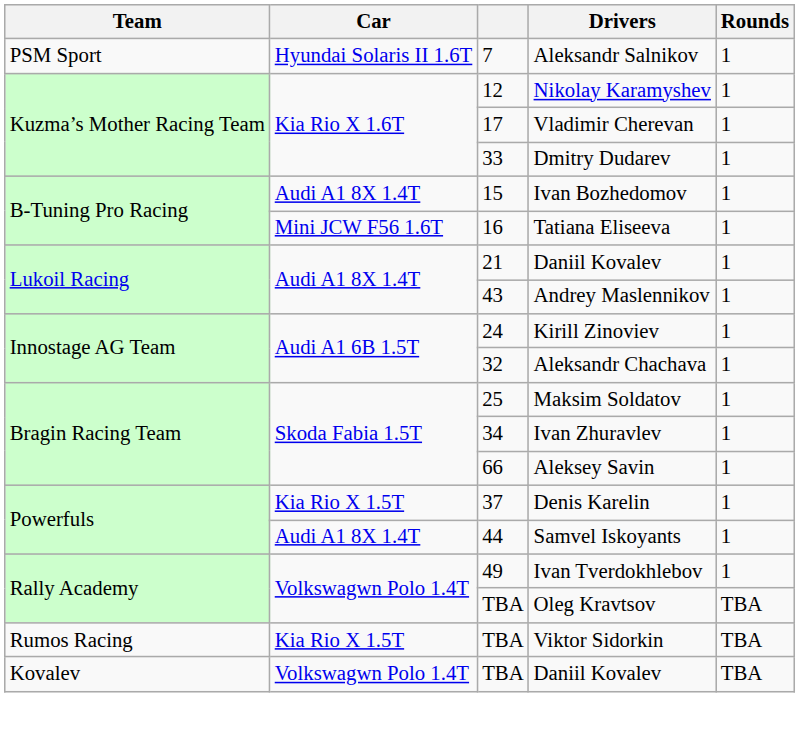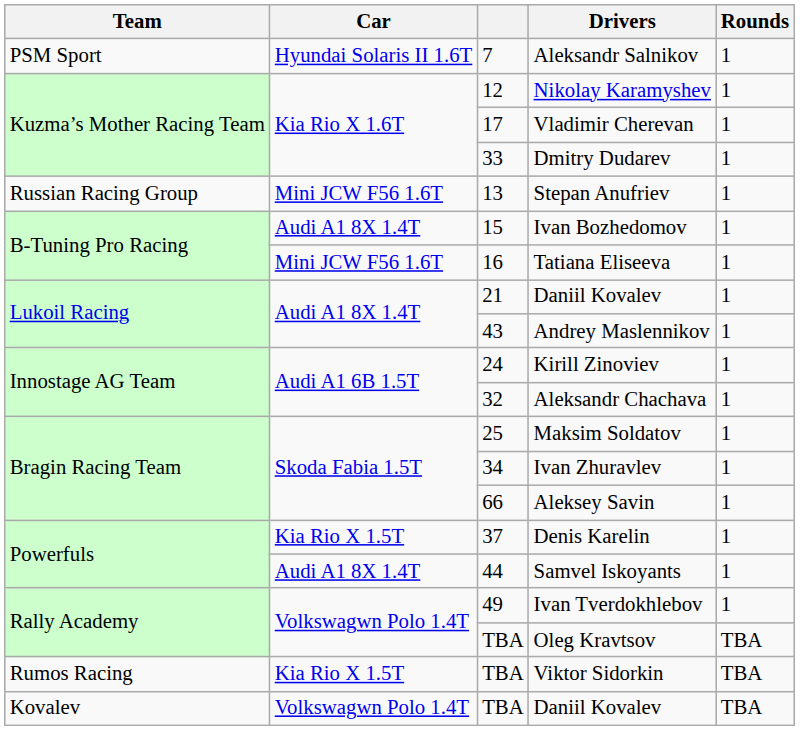+ row: (493, 192)
